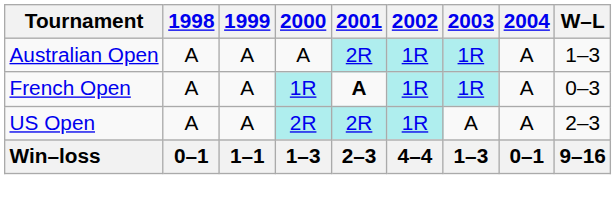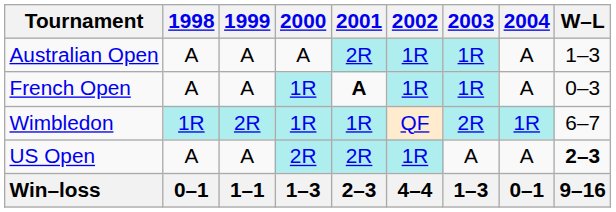+ row: (61, 122)
(583, 122) normal -> (583, 155) bold
